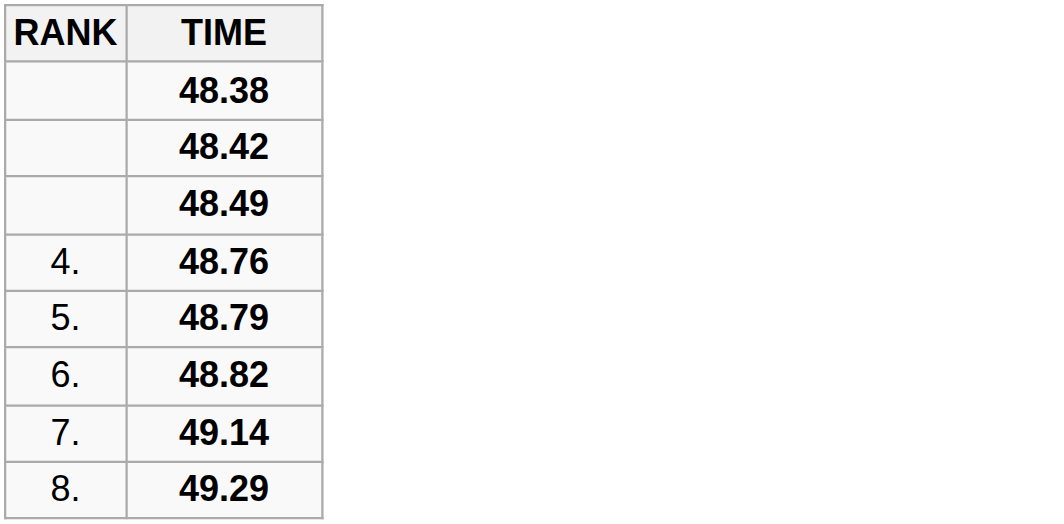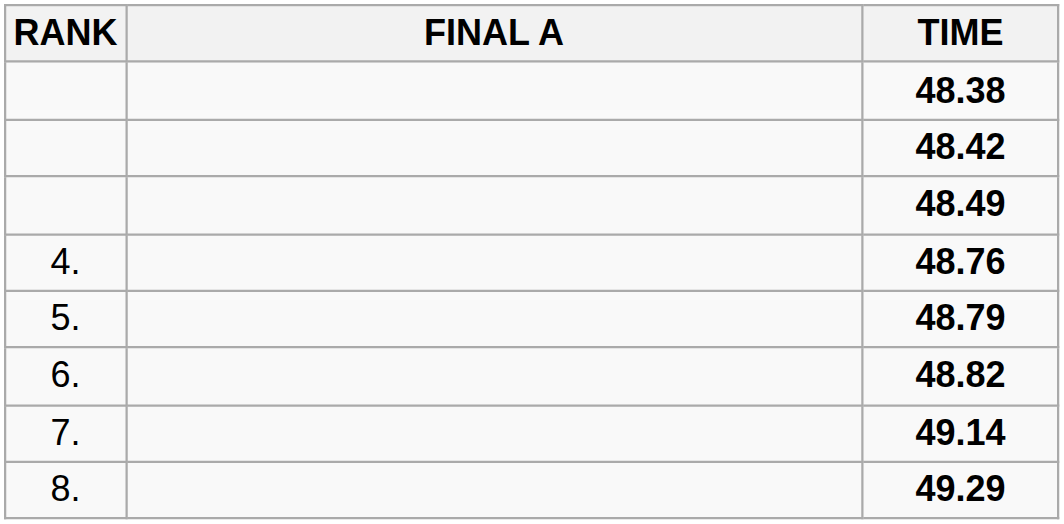+ column: (494, 33)
